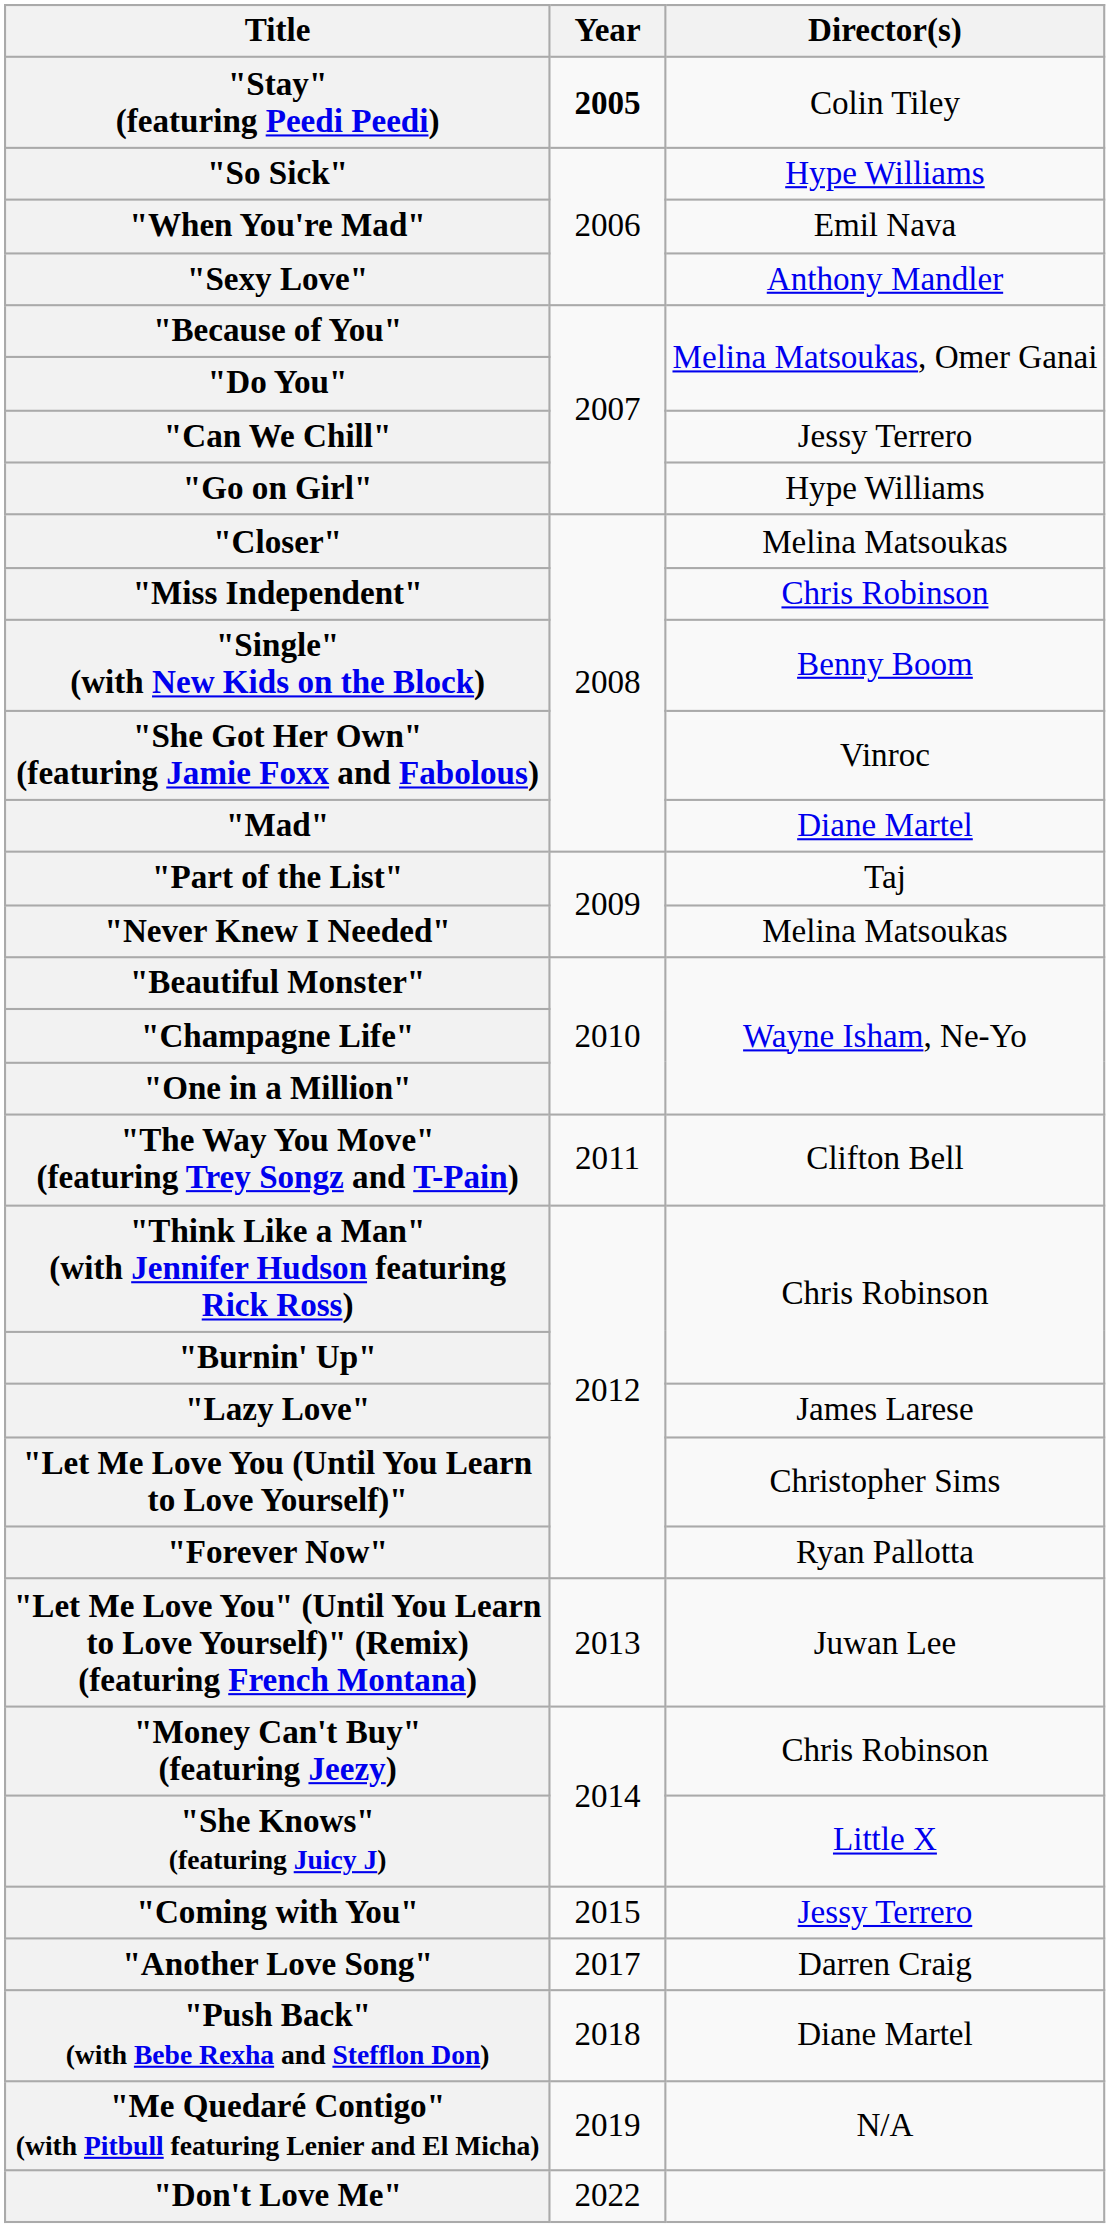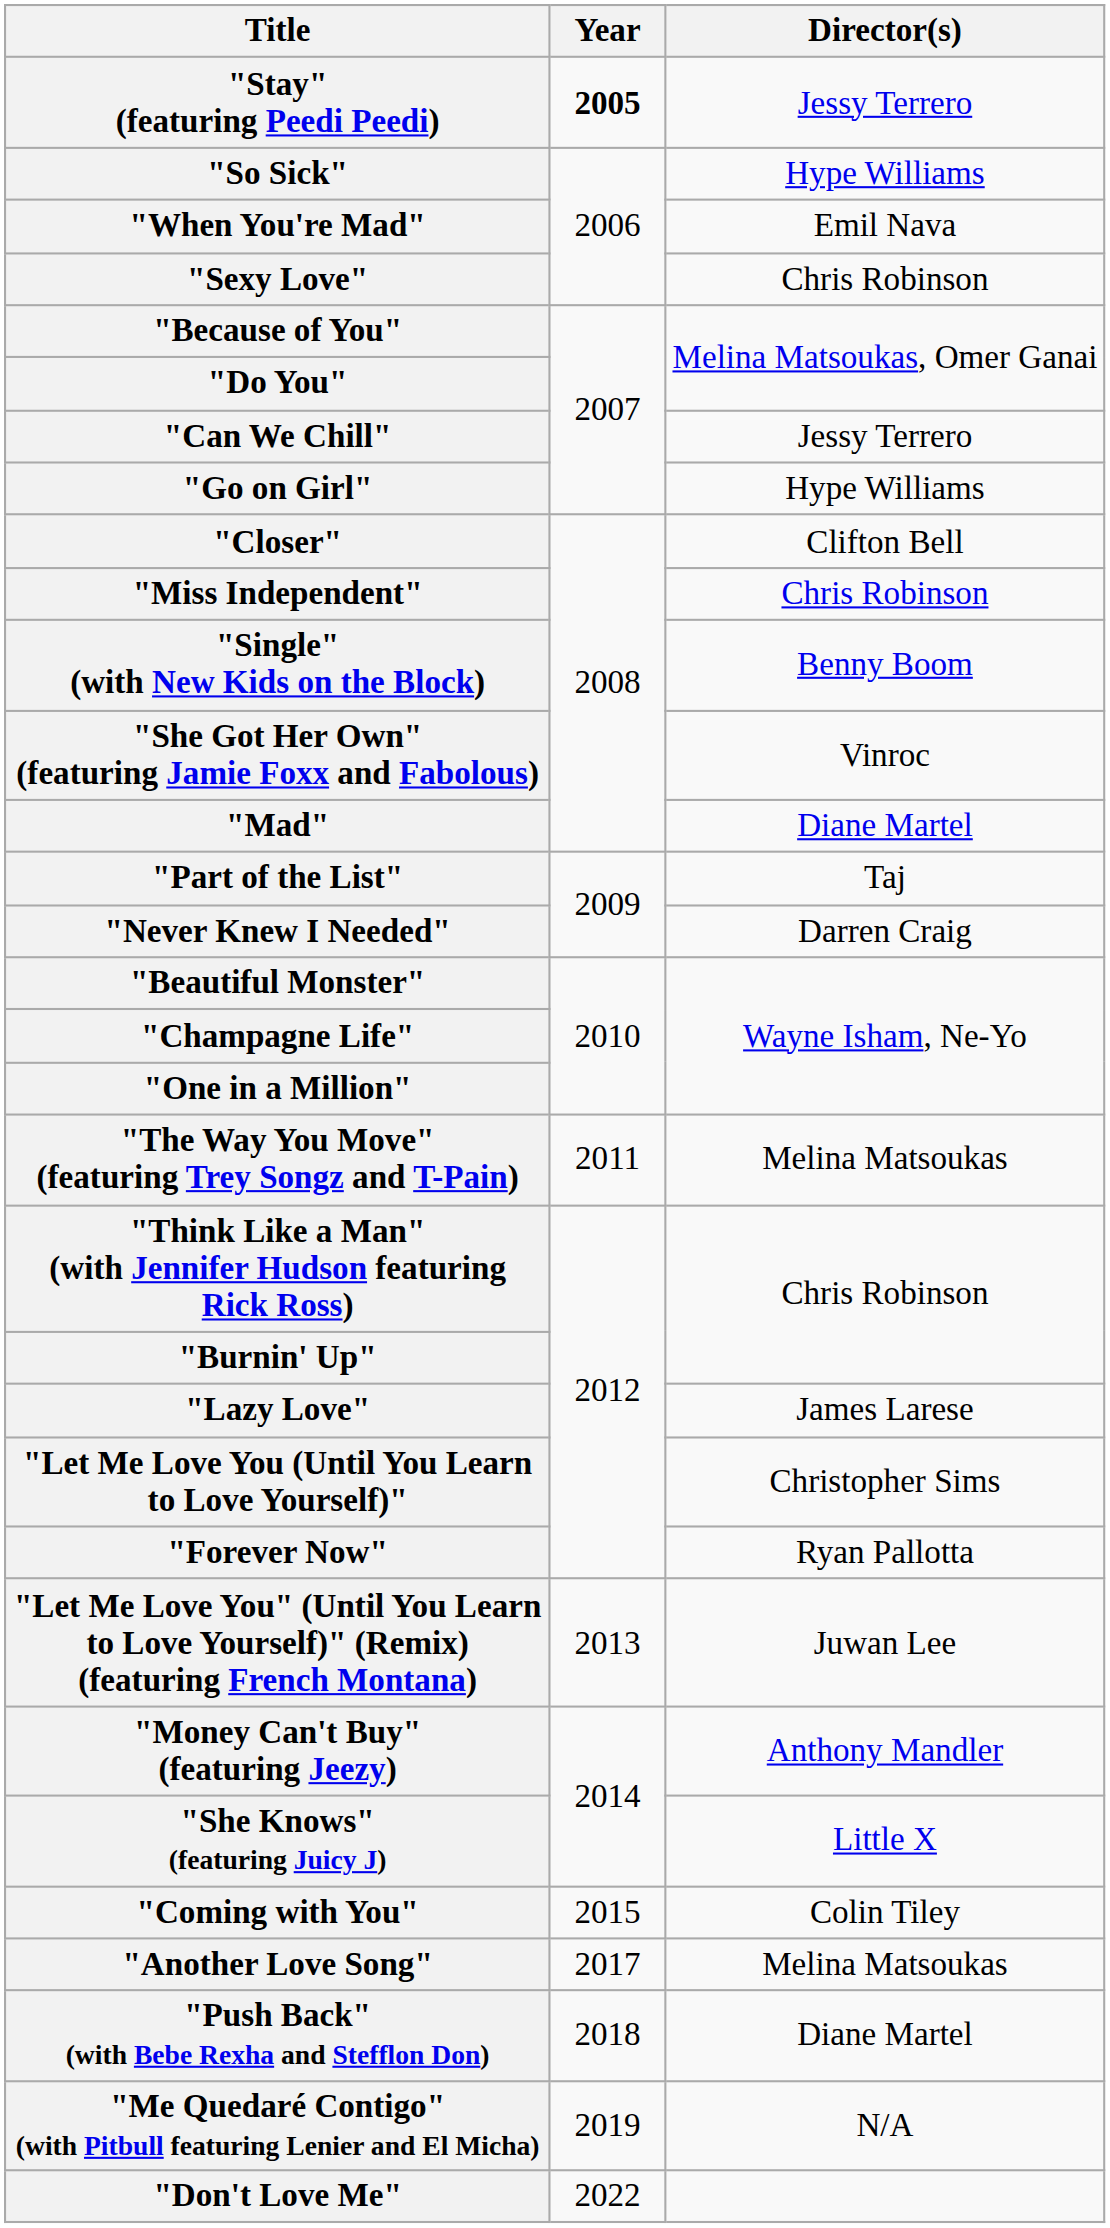(885, 101) Colin Tiley -> (885, 101) Jessy Terrero
(885, 278) Anthony Mandler -> (885, 278) Chris Robinson
(885, 540) Melina Matsoukas -> (885, 540) Clifton Bell
(885, 930) Melina Matsoukas -> (885, 930) Darren Craig
(885, 1159) Clifton Bell -> (885, 1159) Melina Matsoukas
(885, 1750) Chris Robinson -> (885, 1750) Anthony Mandler
(885, 1911) Jessy Terrero -> (885, 1911) Colin Tiley
(885, 1963) Darren Craig -> (885, 1963) Melina Matsoukas
